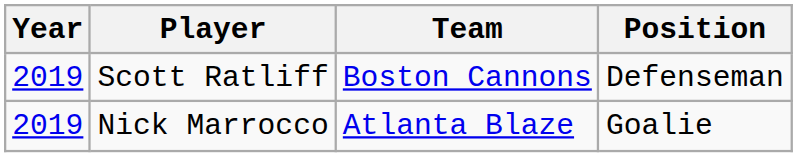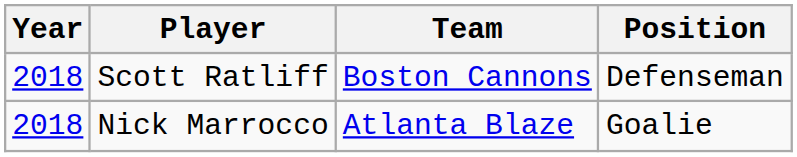(48, 78) 2019 -> (48, 78) 2018
(48, 126) 2019 -> (48, 126) 2018
